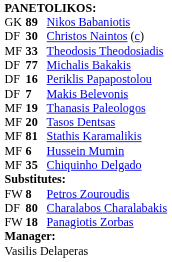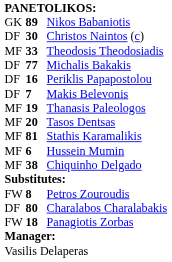(32, 165) 35 -> (32, 165) 38
